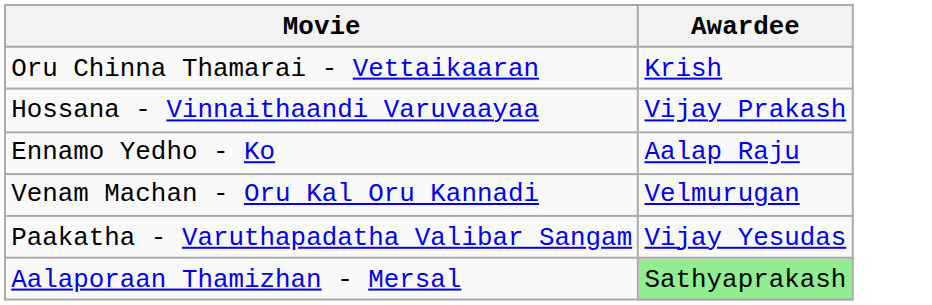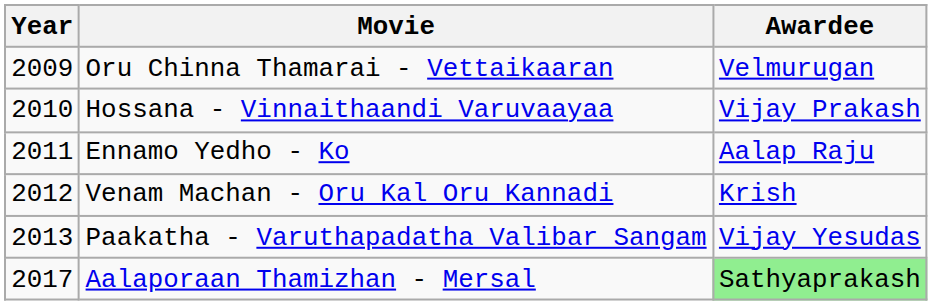+ column: (42, 26)
(683, 68) Krish -> (797, 68) Velmurugan
(722, 195) Velmurugan -> (758, 195) Krish
